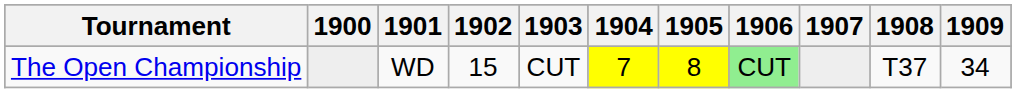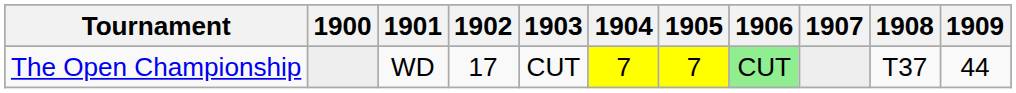(483, 67) 15 -> (483, 67) 17
(694, 67) 8 -> (694, 67) 7
(975, 67) 34 -> (975, 67) 44
